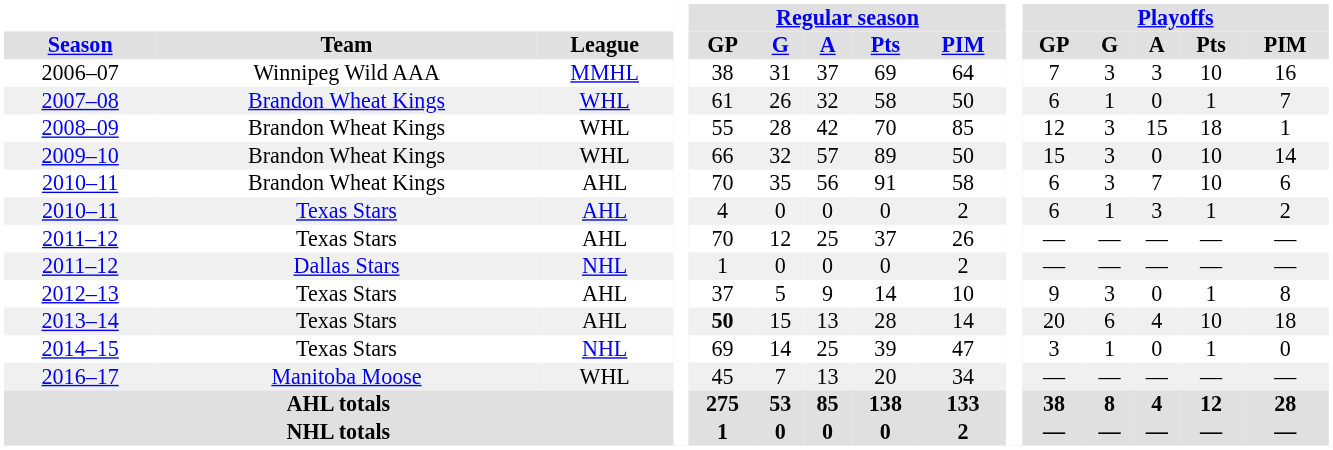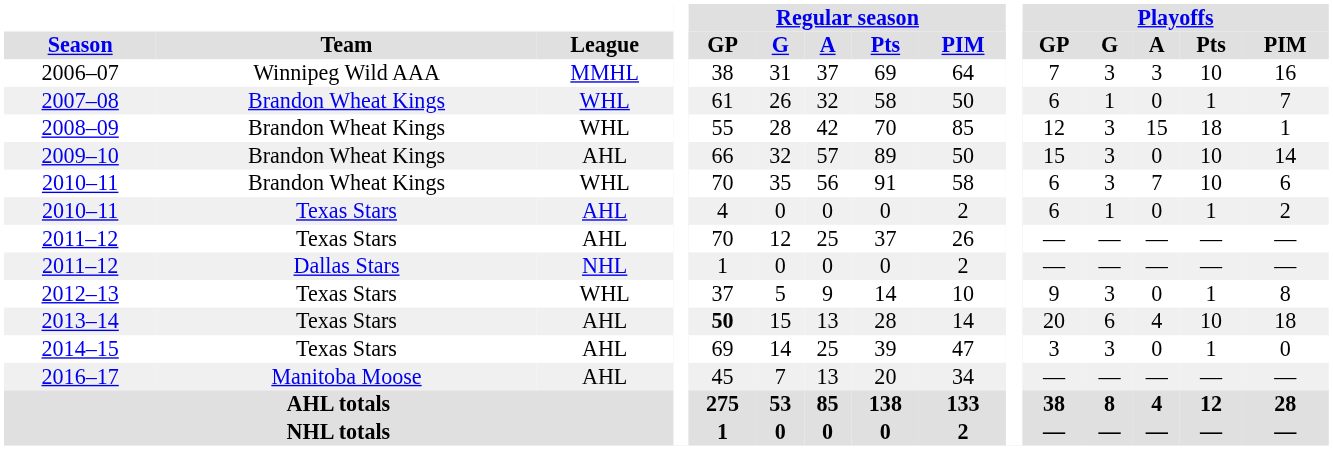(605, 155) WHL -> (605, 155) AHL
(605, 183) AHL -> (605, 183) WHL
(1157, 210) 3 -> (1157, 210) 0
(605, 293) AHL -> (605, 293) WHL
(605, 348) NHL -> (605, 348) AHL
(1109, 348) 1 -> (1109, 348) 3
(605, 376) WHL -> (605, 376) AHL
